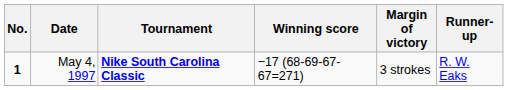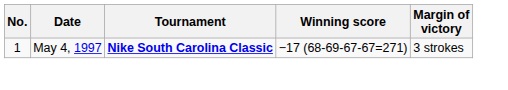- column: (470, 28)
(17, 69) bold -> (17, 48) normal
